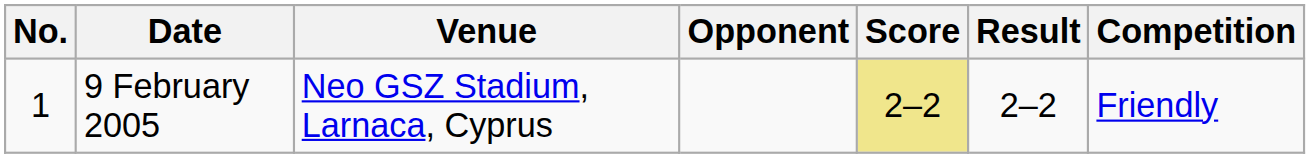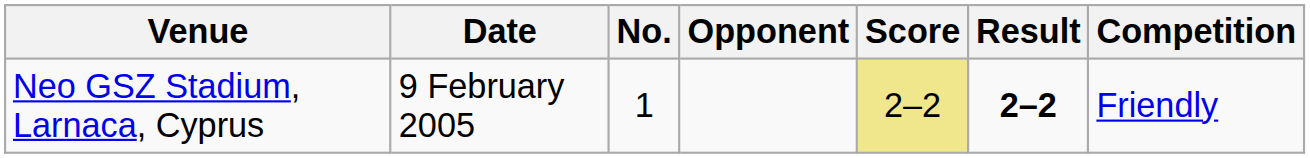columns swapped: (41, 31) <-> (487, 31)
(1028, 105) normal -> (1028, 105) bold
